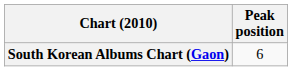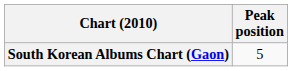(260, 54) 6 -> (260, 54) 5
